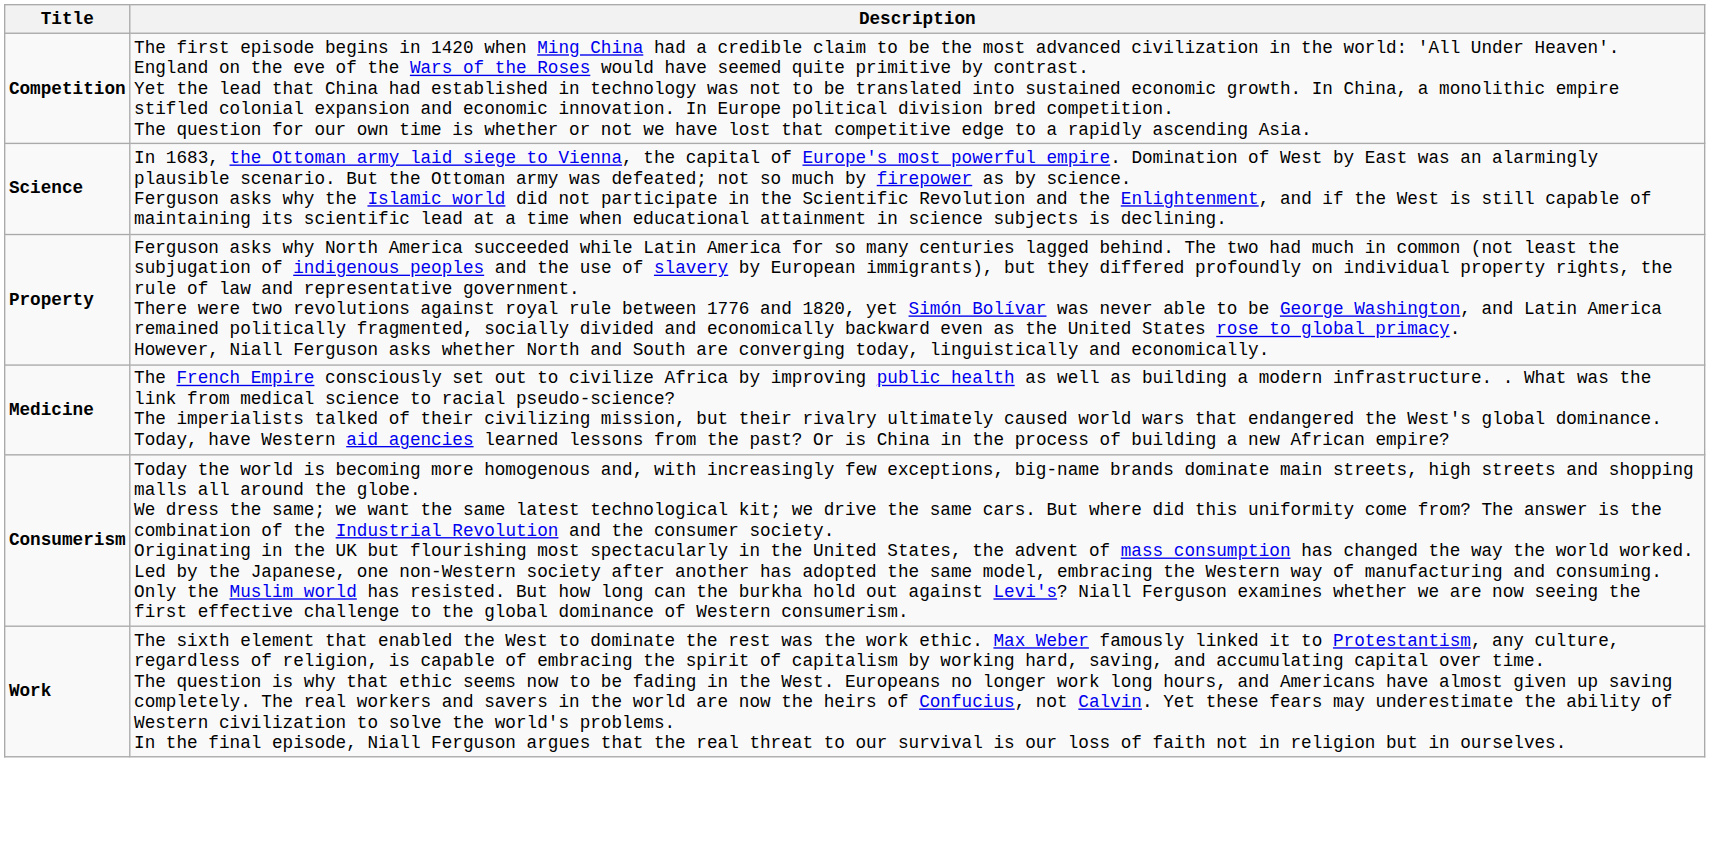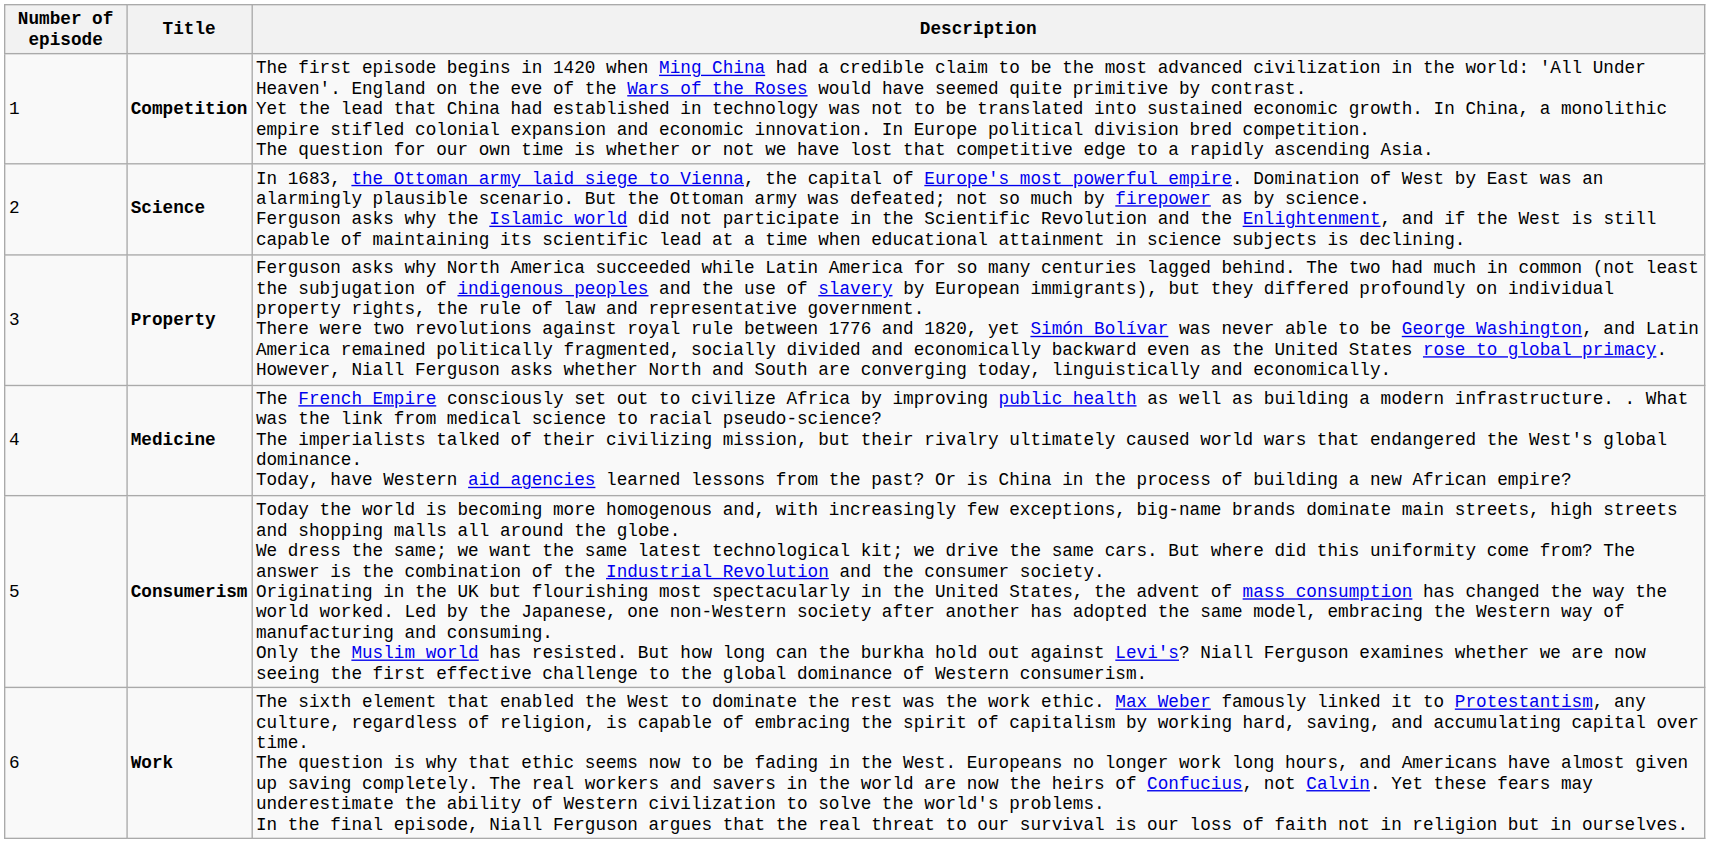+ column: (66, 29)
